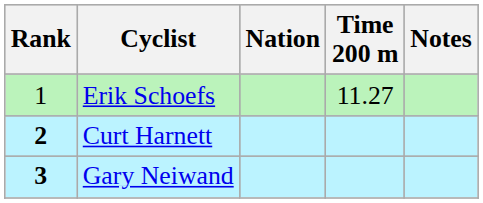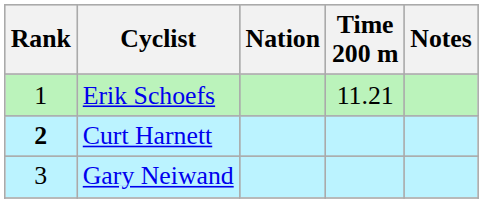(365, 94) 11.27 -> (365, 94) 11.21
(41, 176) bold -> (41, 176) normal
